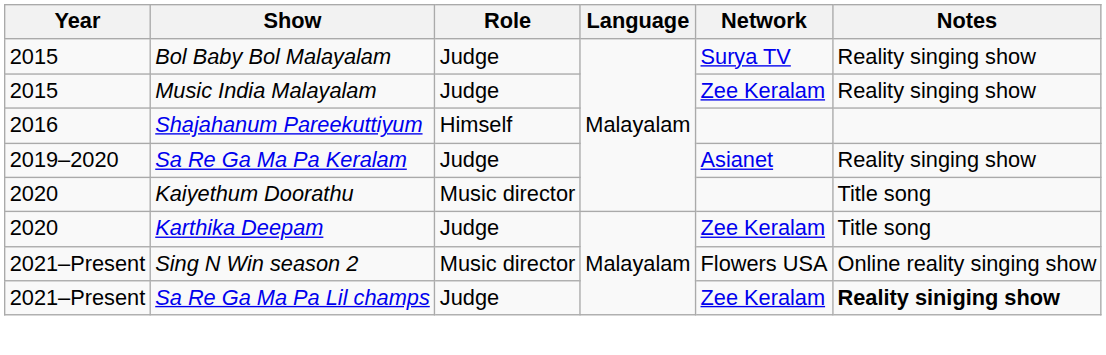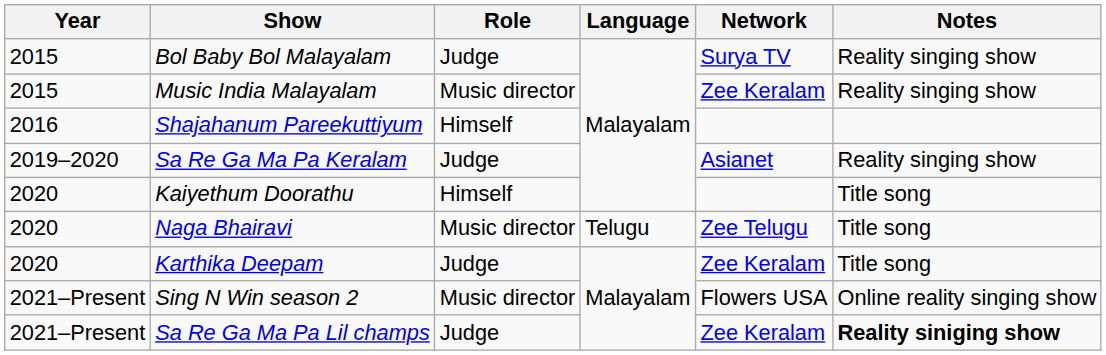(469, 90) Judge -> (508, 90) Music director
(508, 194) Music director -> (476, 194) Himself
+ row: (224, 228)
